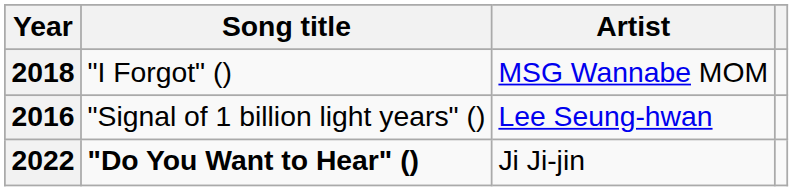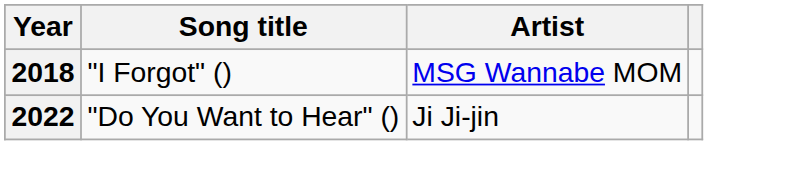- row: (43, 116)
(253, 161) bold -> (243, 116) normal
